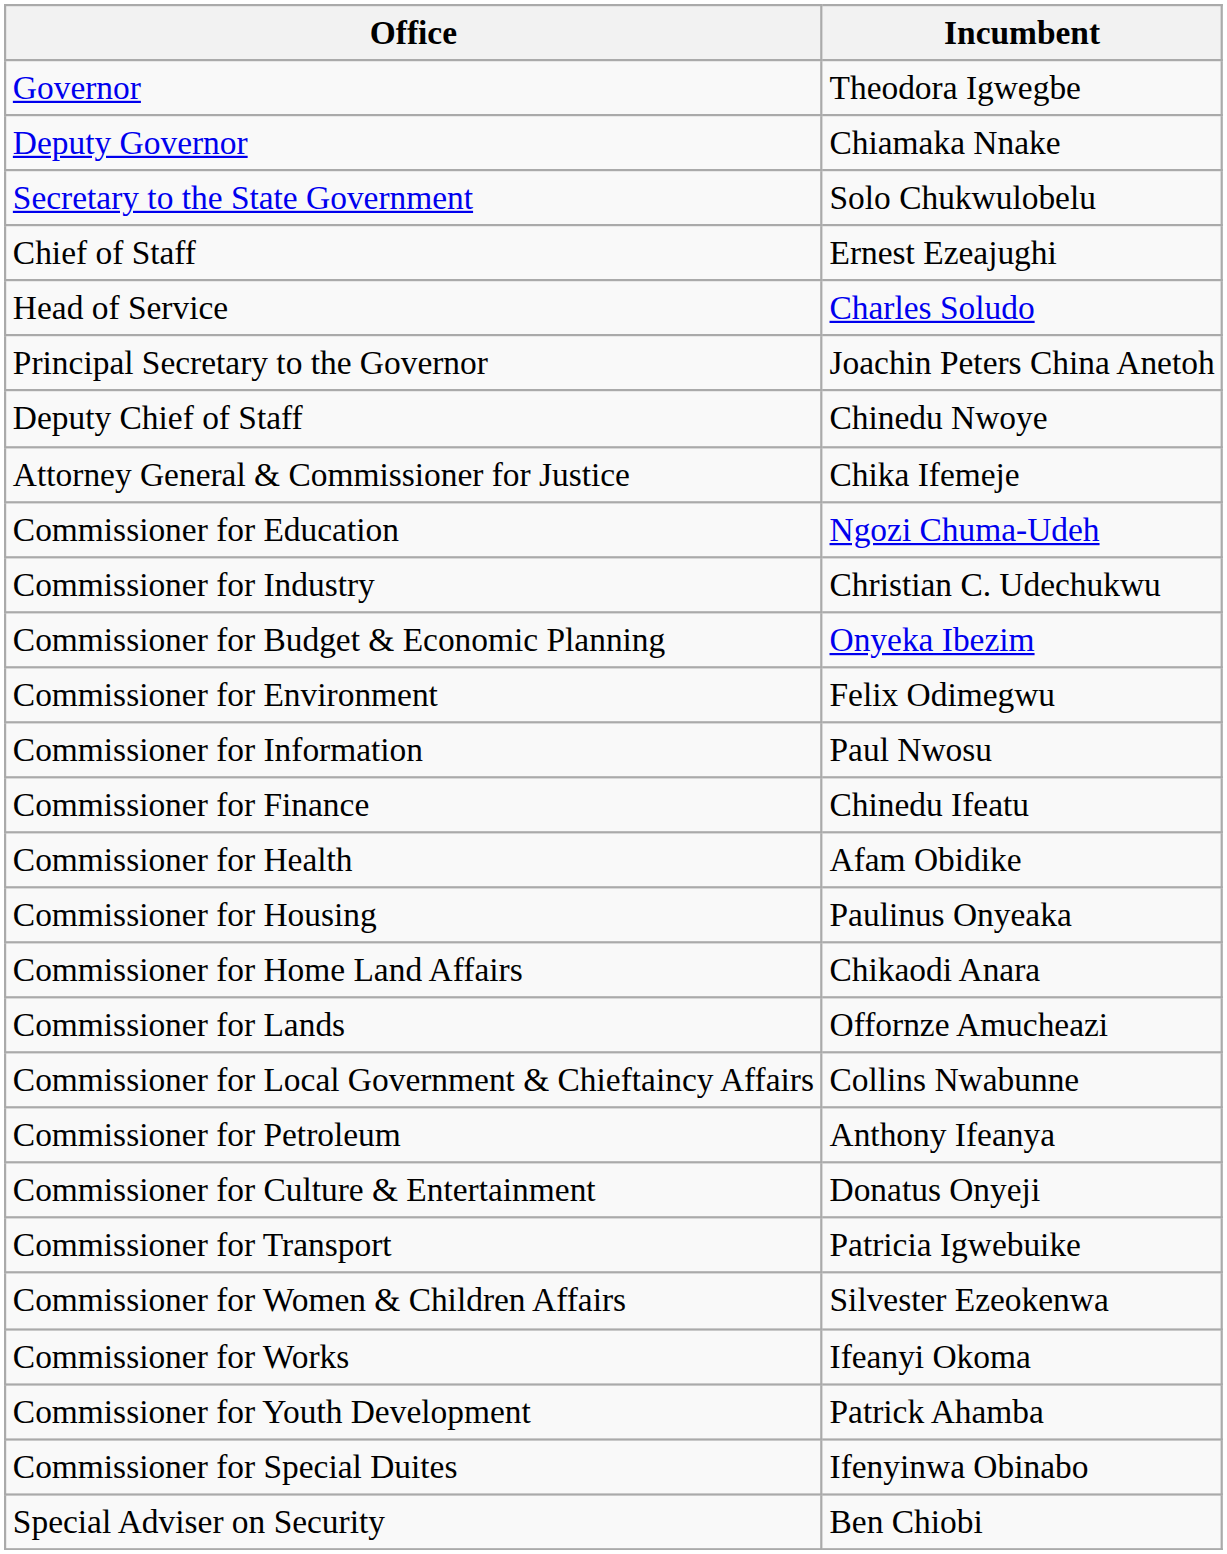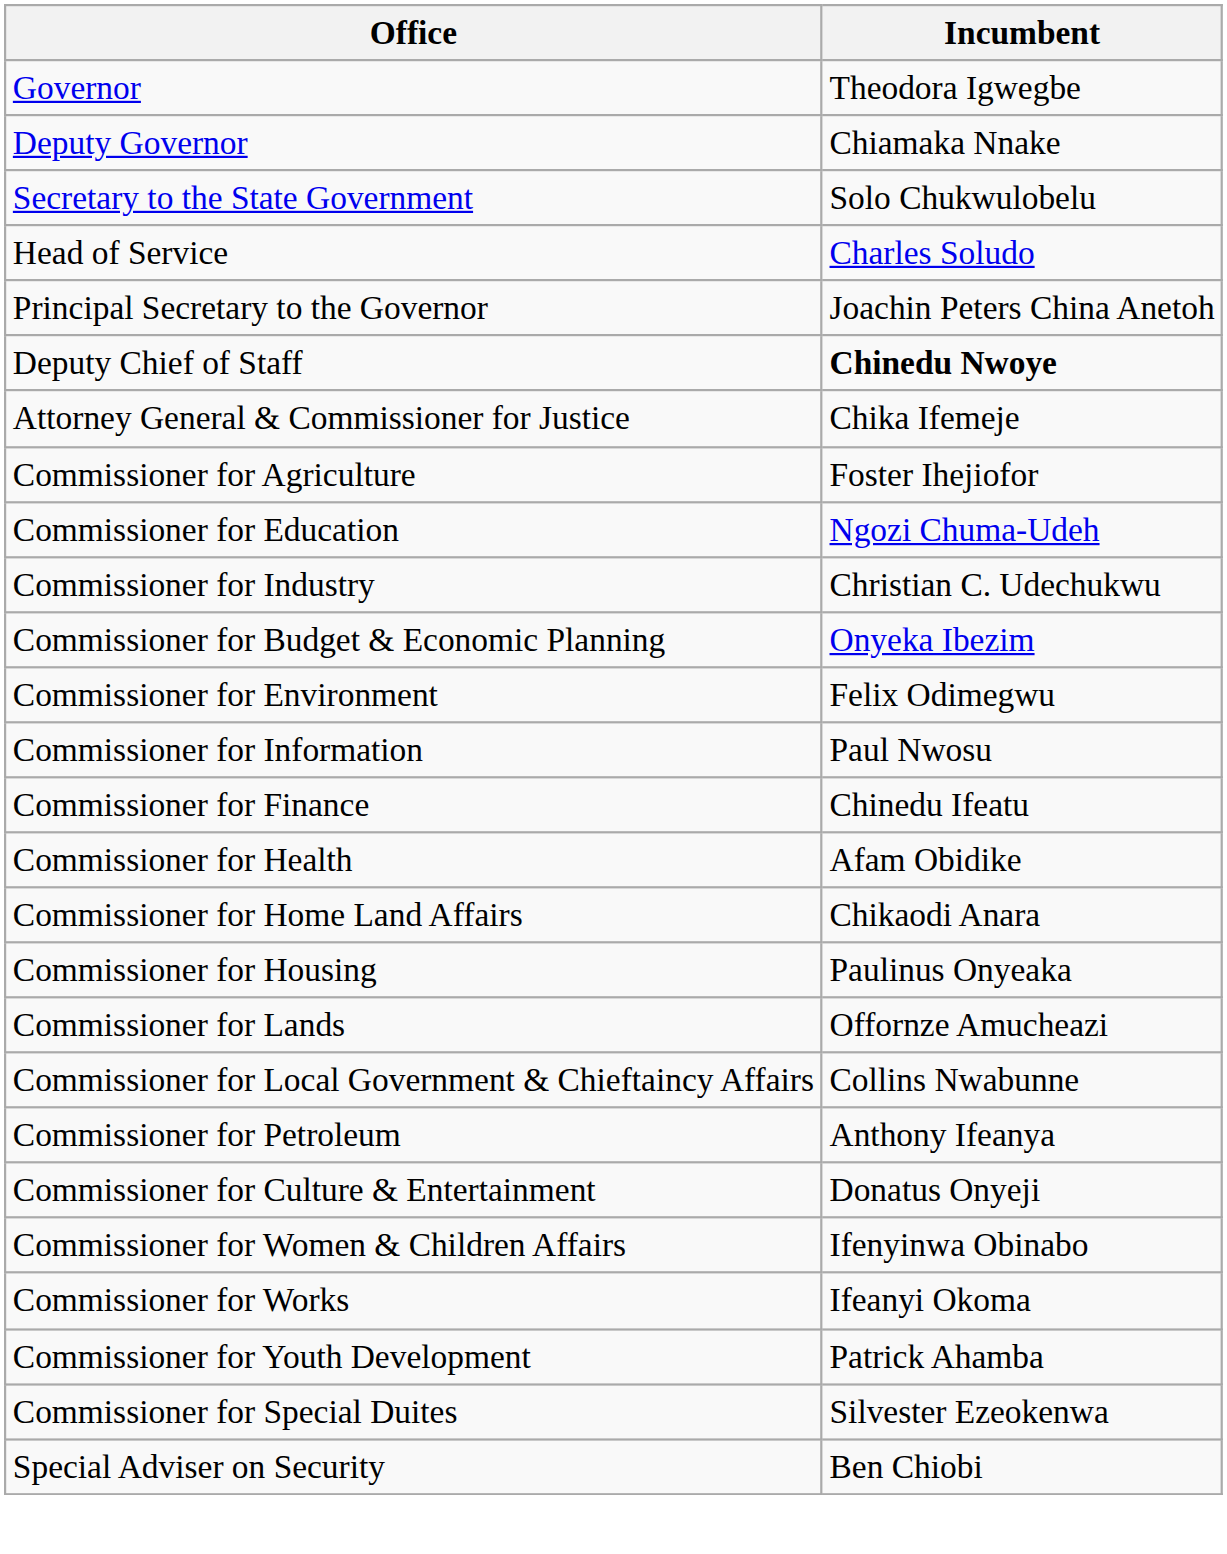- row: (104, 252)
(939, 418) normal -> (943, 363) bold
+ row: (214, 473)
rows swapped: (195, 914) <-> (268, 969)
- row: (202, 1245)
(969, 1300) Silvester Ezeokenwa -> (959, 1245) Ifenyinwa Obinabo
(959, 1465) Ifenyinwa Obinabo -> (969, 1410) Silvester Ezeokenwa
